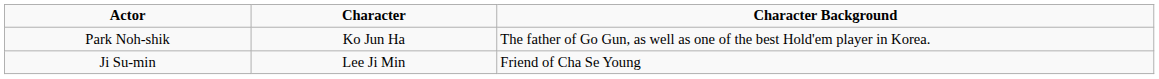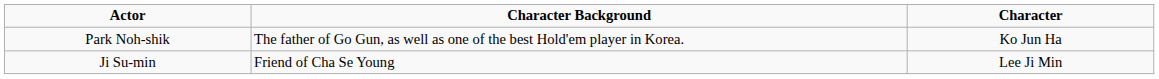columns swapped: (374, 16) <-> (825, 16)
